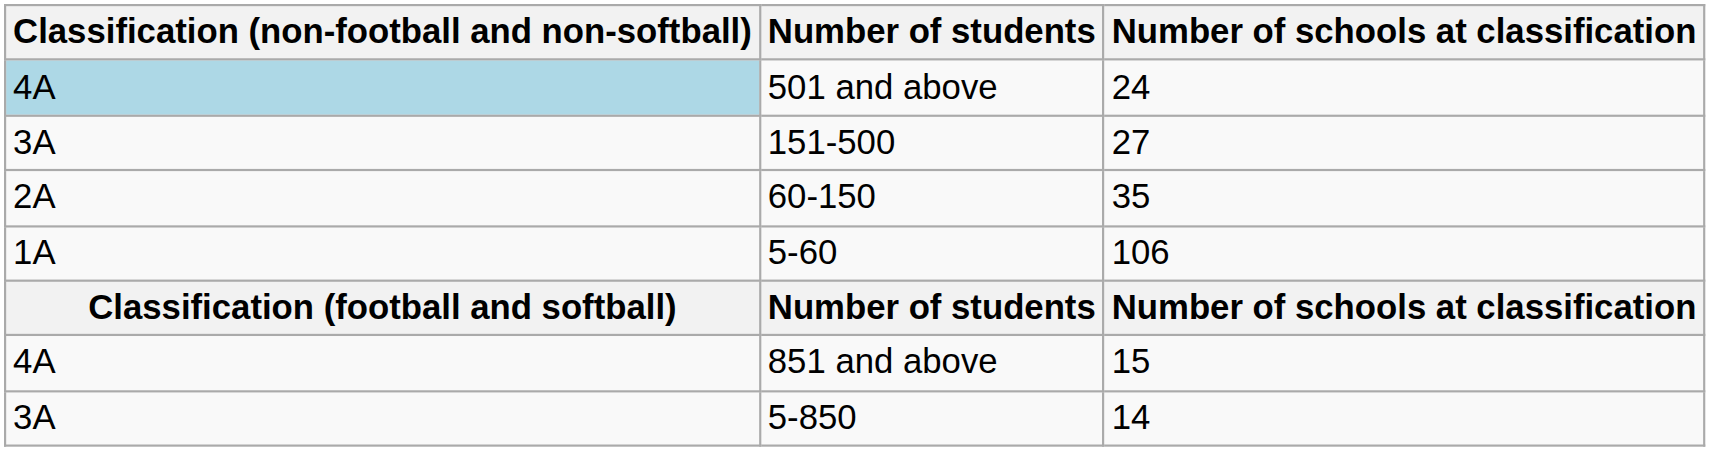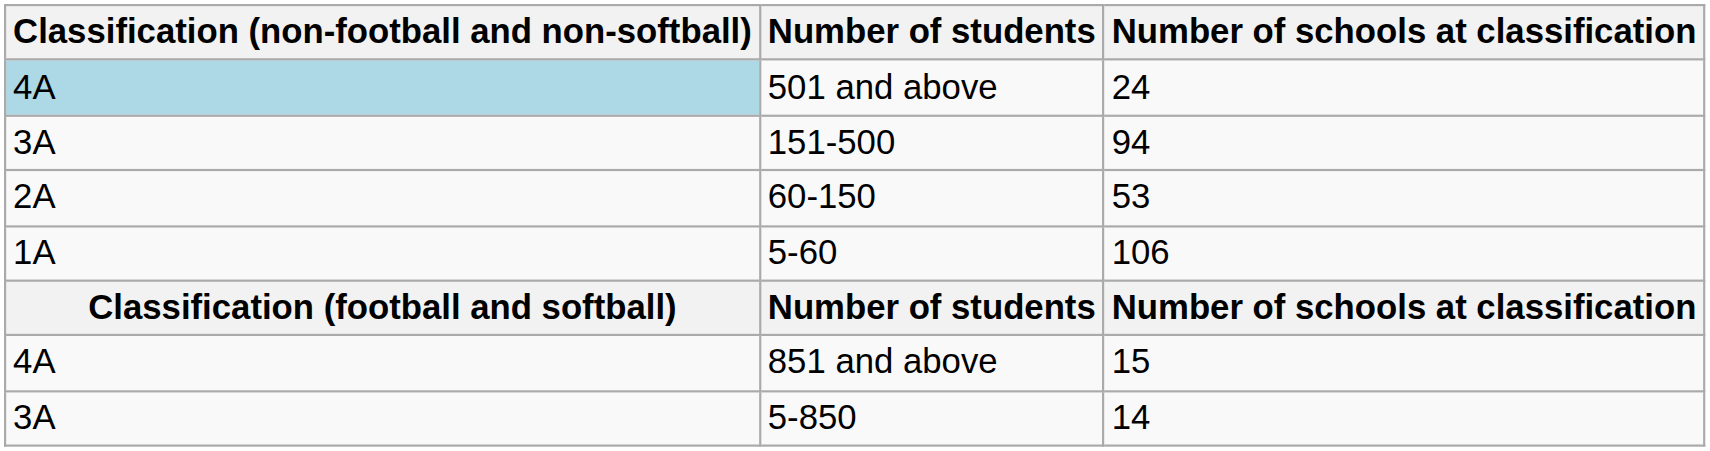(1131, 142) 27 -> (1131, 142) 94
(1131, 197) 35 -> (1131, 197) 53
